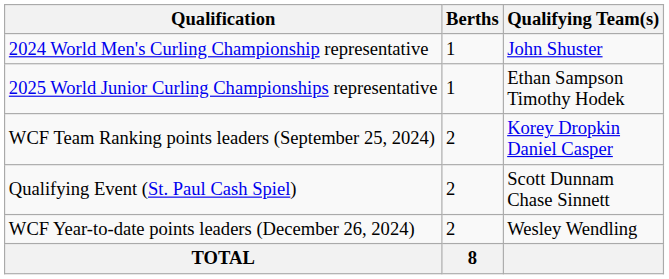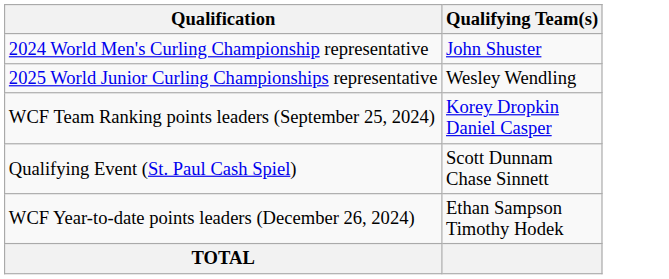- column: (472, 19)
(566, 88) Ethan Sampson Timothy Hodek -> (511, 78) Wesley Wendling
(572, 229) Wesley Wendling -> (505, 218) Ethan Sampson Timothy Hodek
